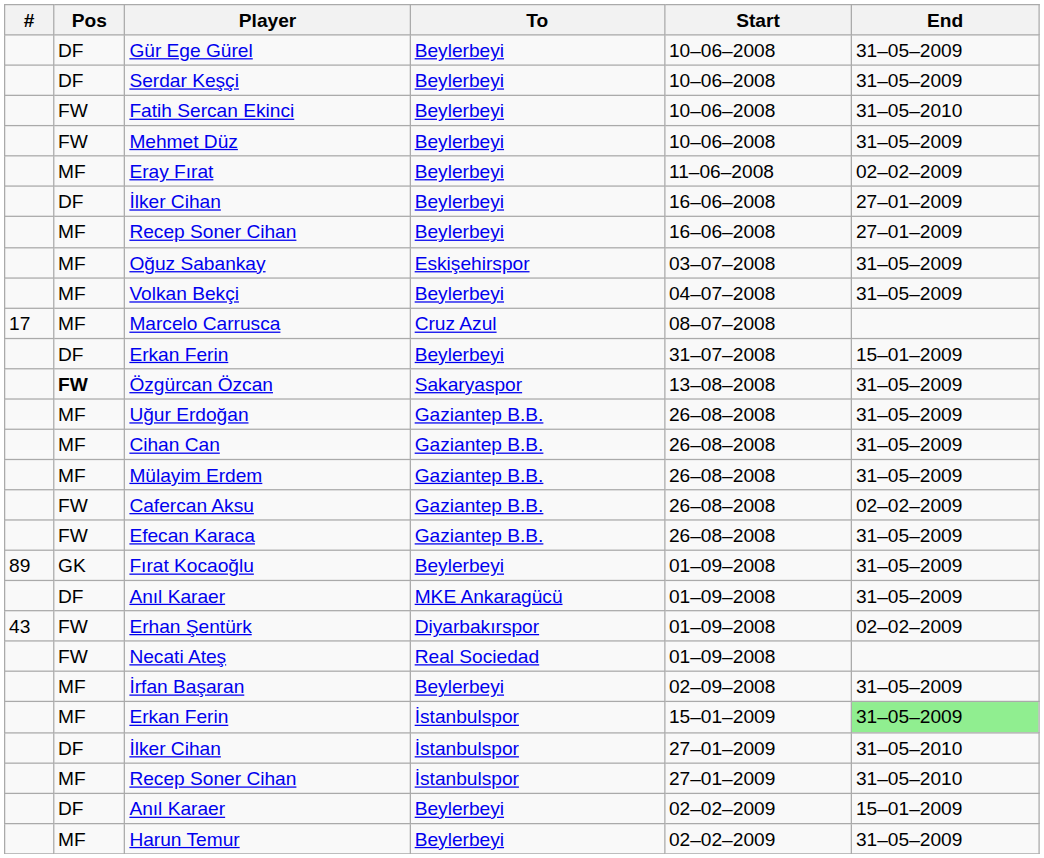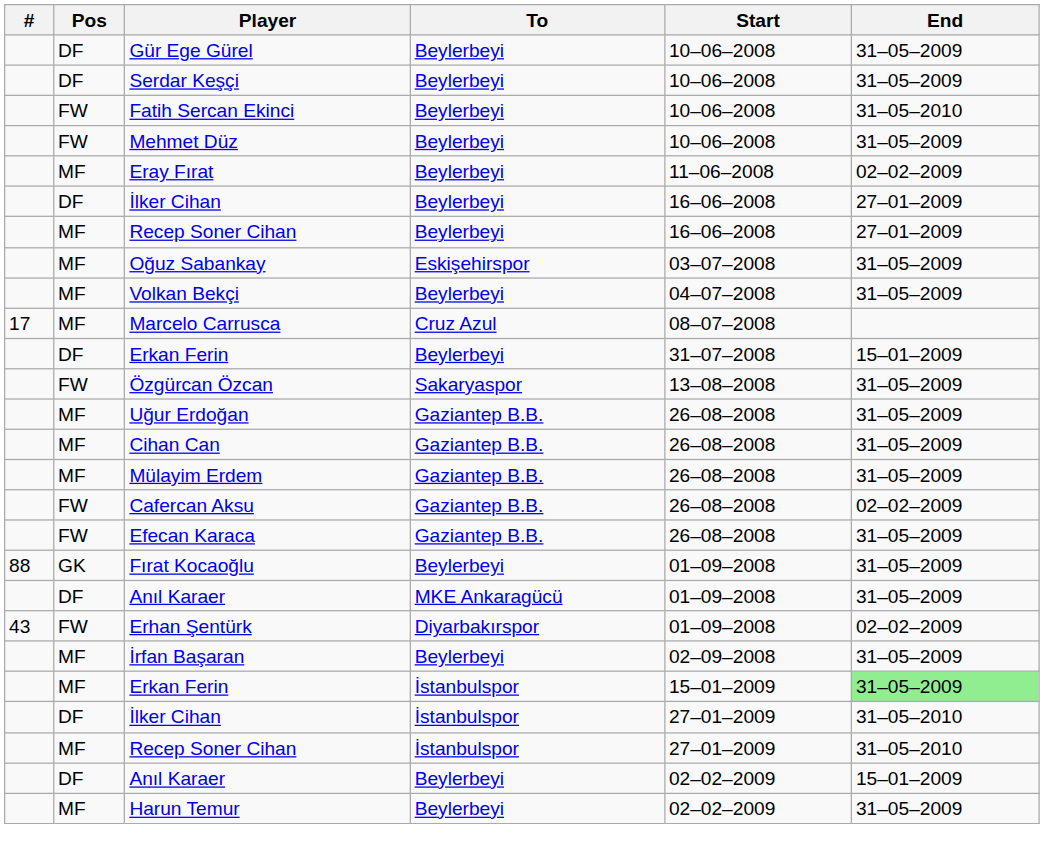(73, 384) bold -> (73, 384) normal
(20, 566) 89 -> (20, 566) 88
- row: (178, 657)
